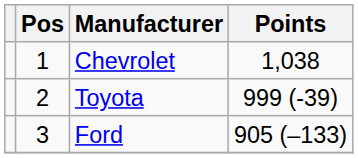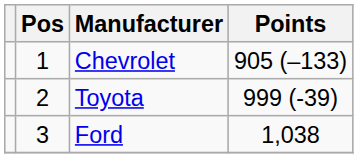(290, 61) 1,038 -> (290, 61) 905 (–133)
(290, 135) 905 (–133) -> (290, 135) 1,038
